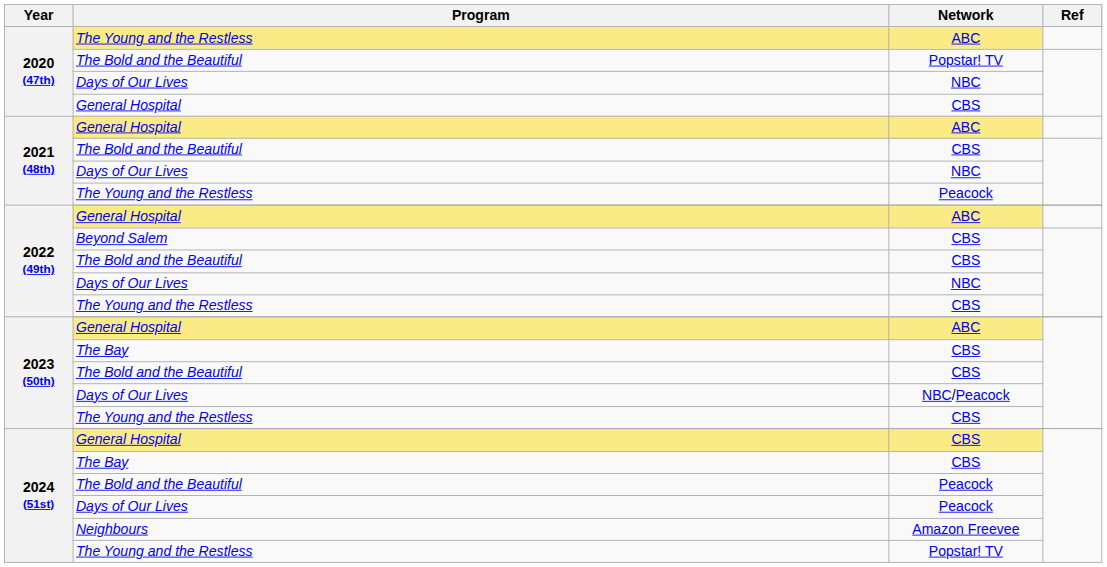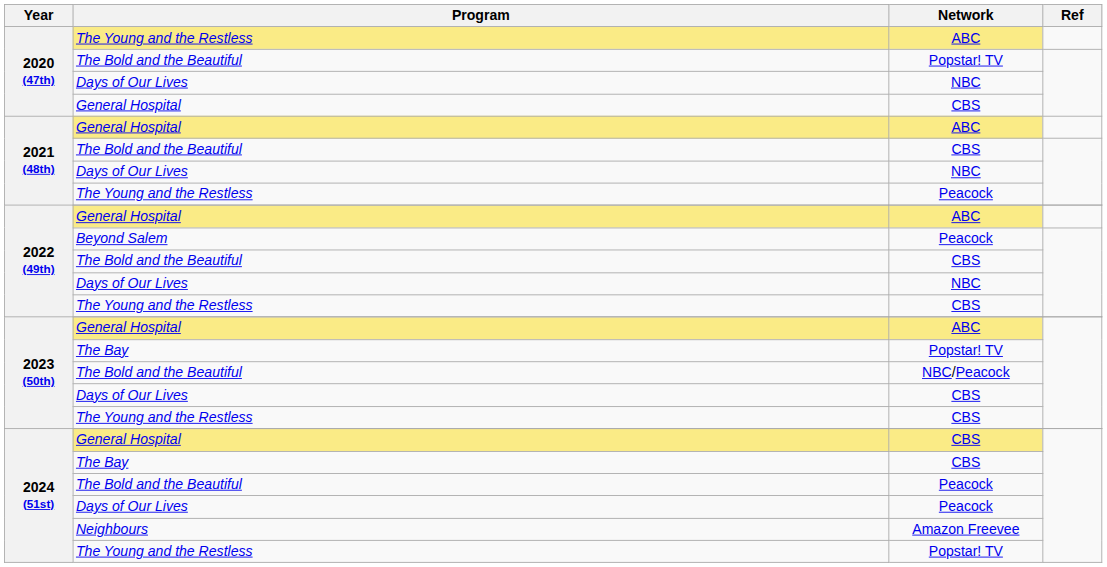(966, 238) CBS -> (966, 238) Peacock
(966, 350) CBS -> (966, 350) Popstar! TV
(966, 372) CBS -> (966, 372) NBC/Peacock
(966, 395) NBC/Peacock -> (966, 395) CBS
